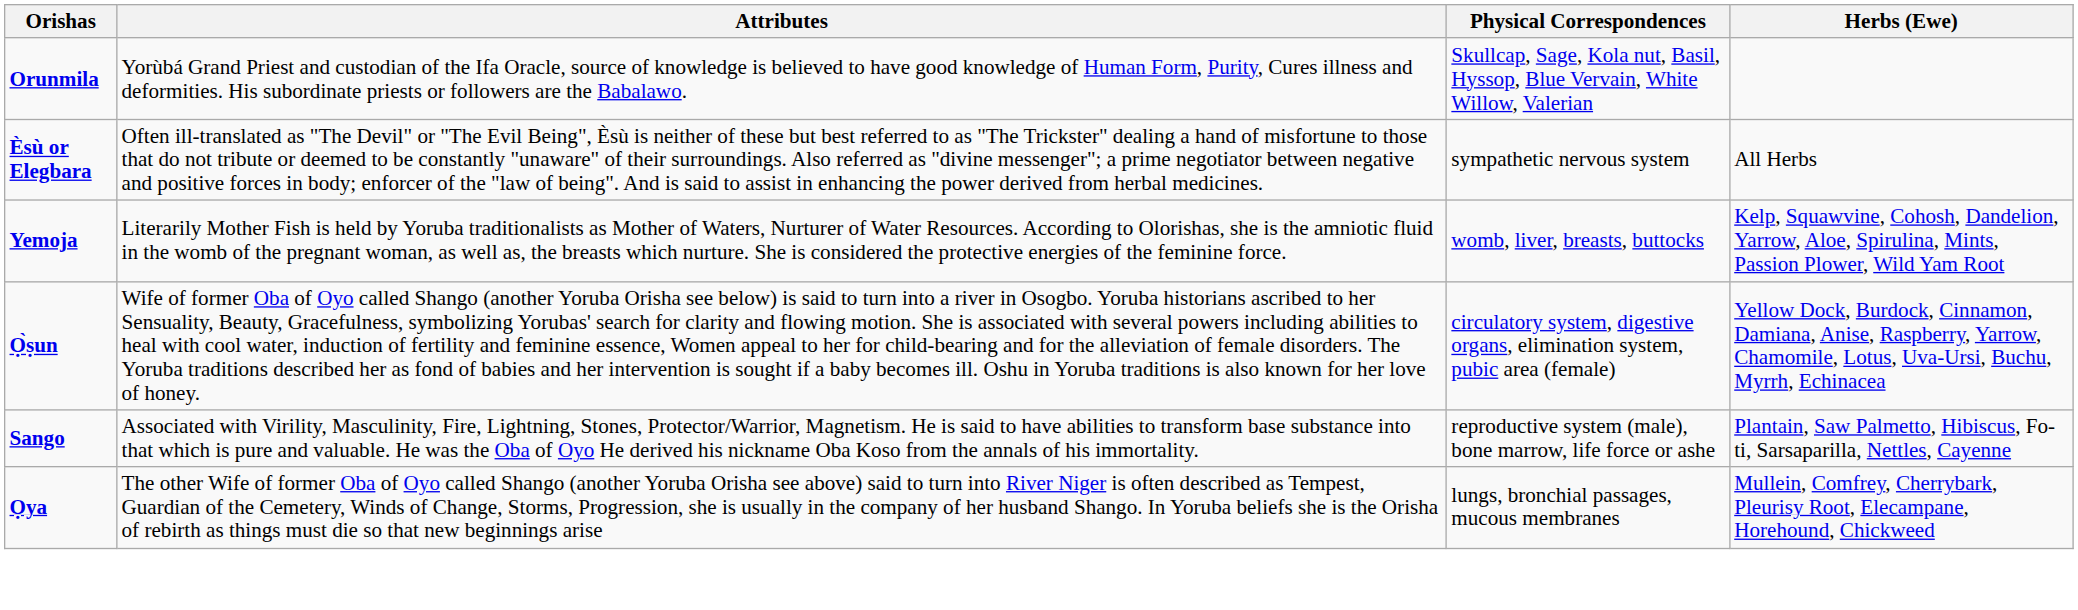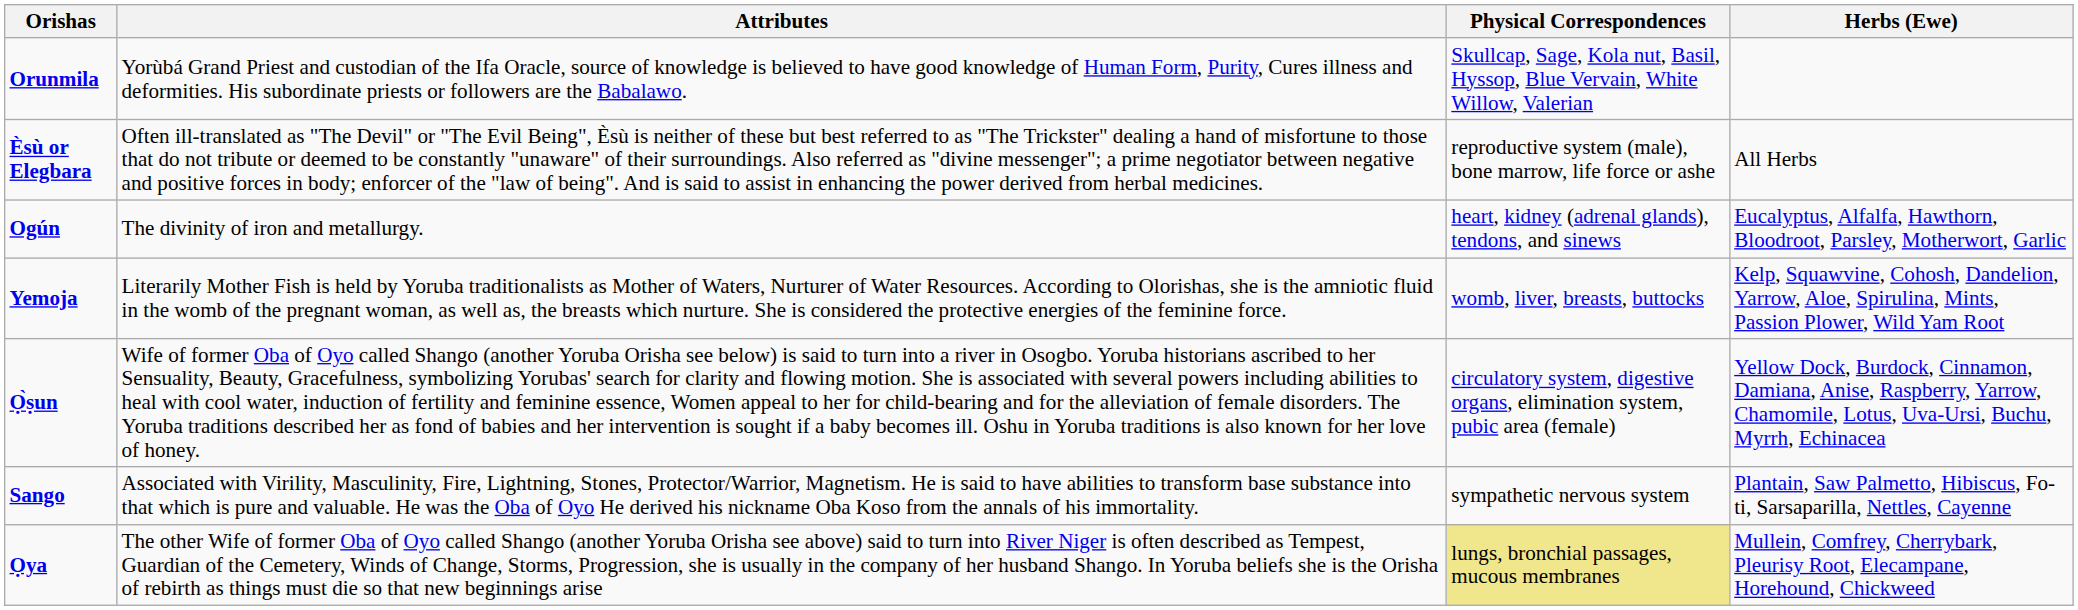(1570, 159) sympathetic nervous system -> (1583, 159) reproductive system (male), bone marrow, life force or ashe
+ row: (35, 228)
(1583, 438) reproductive system (male), bone marrow, life force or ashe -> (1570, 495) sympathetic nervous system
(1562, 507) no background -> (1562, 564) khaki background
